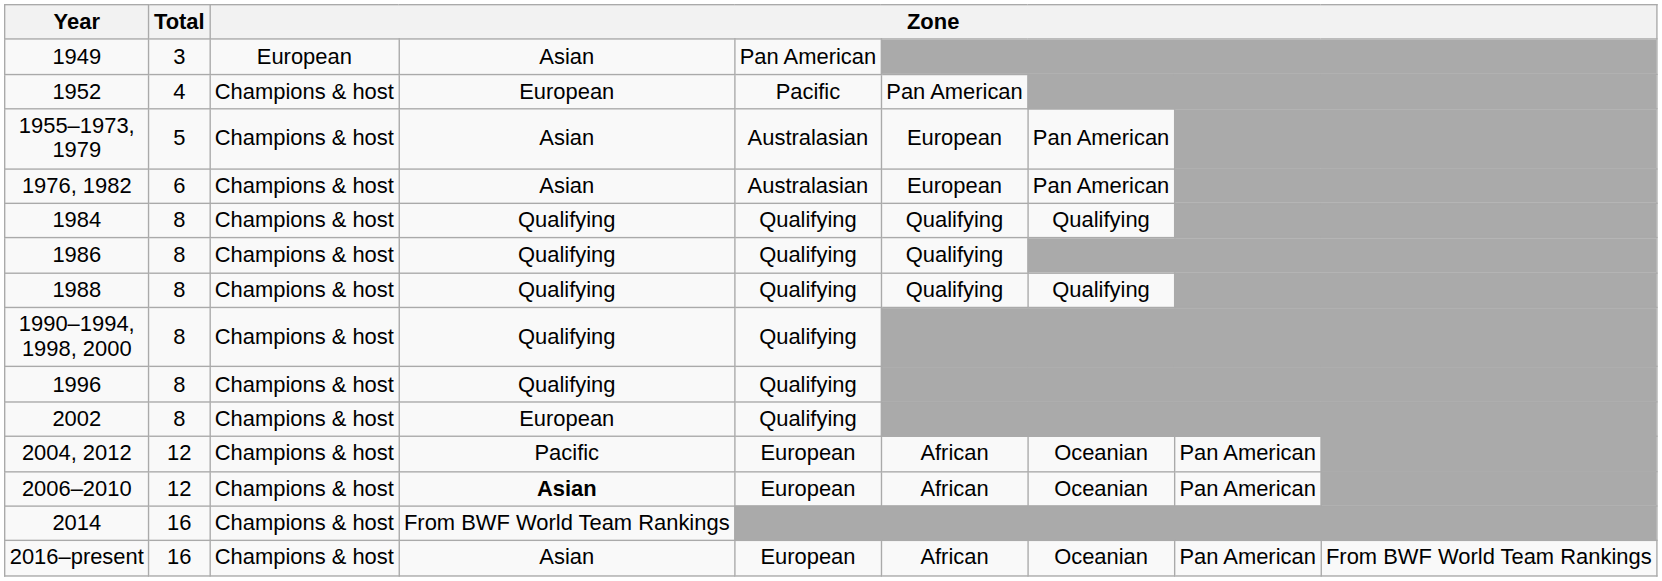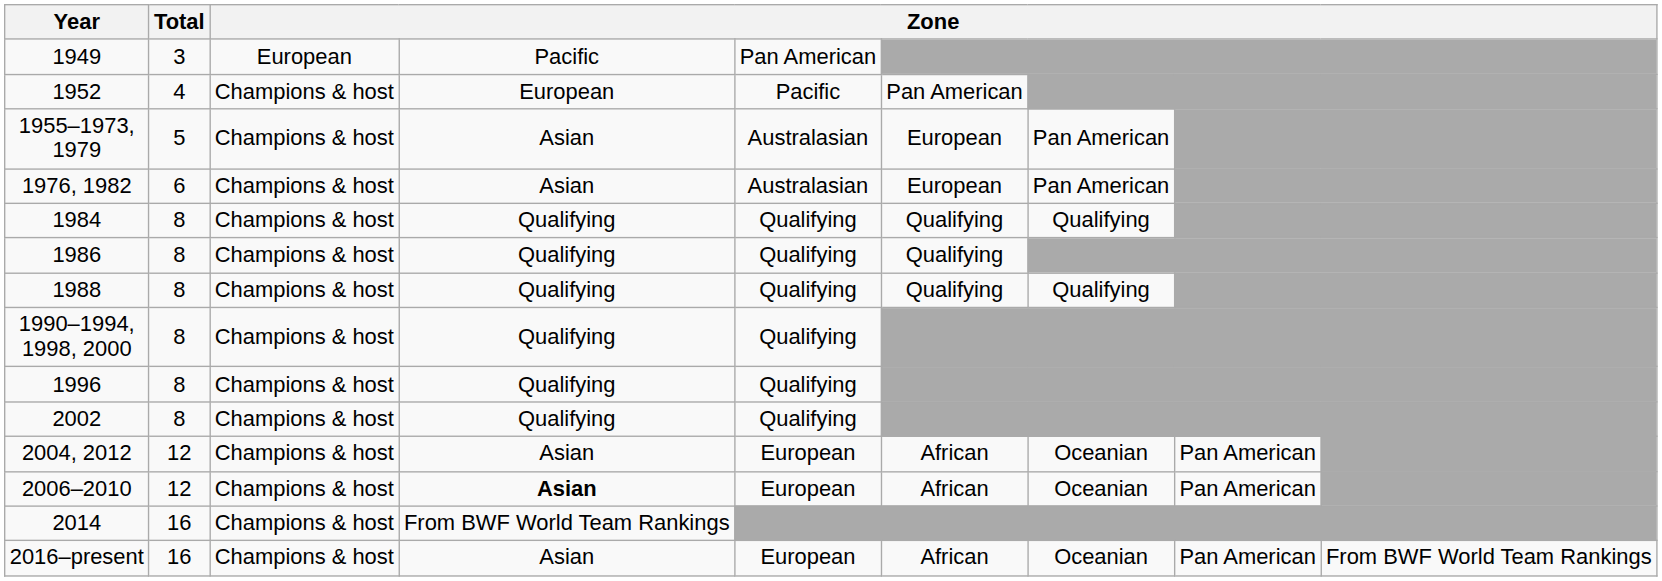(567, 56) Asian -> (567, 56) Pacific
(567, 418) European -> (567, 418) Qualifying
(567, 453) Pacific -> (567, 453) Asian
